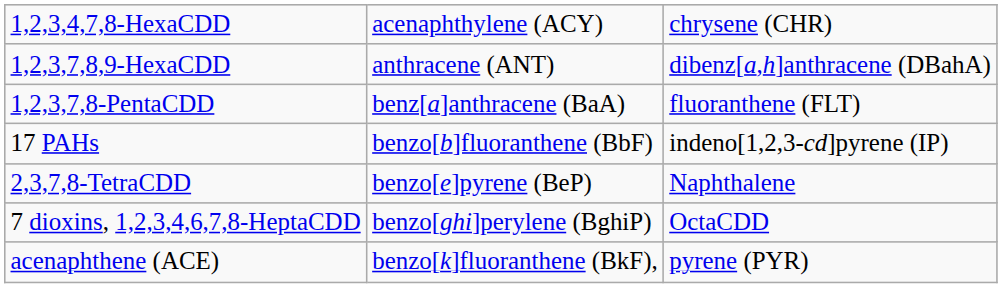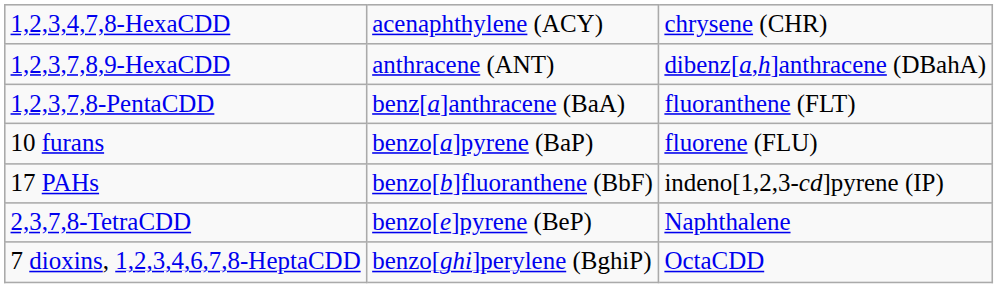+ row: (57, 143)
- row: (115, 261)
